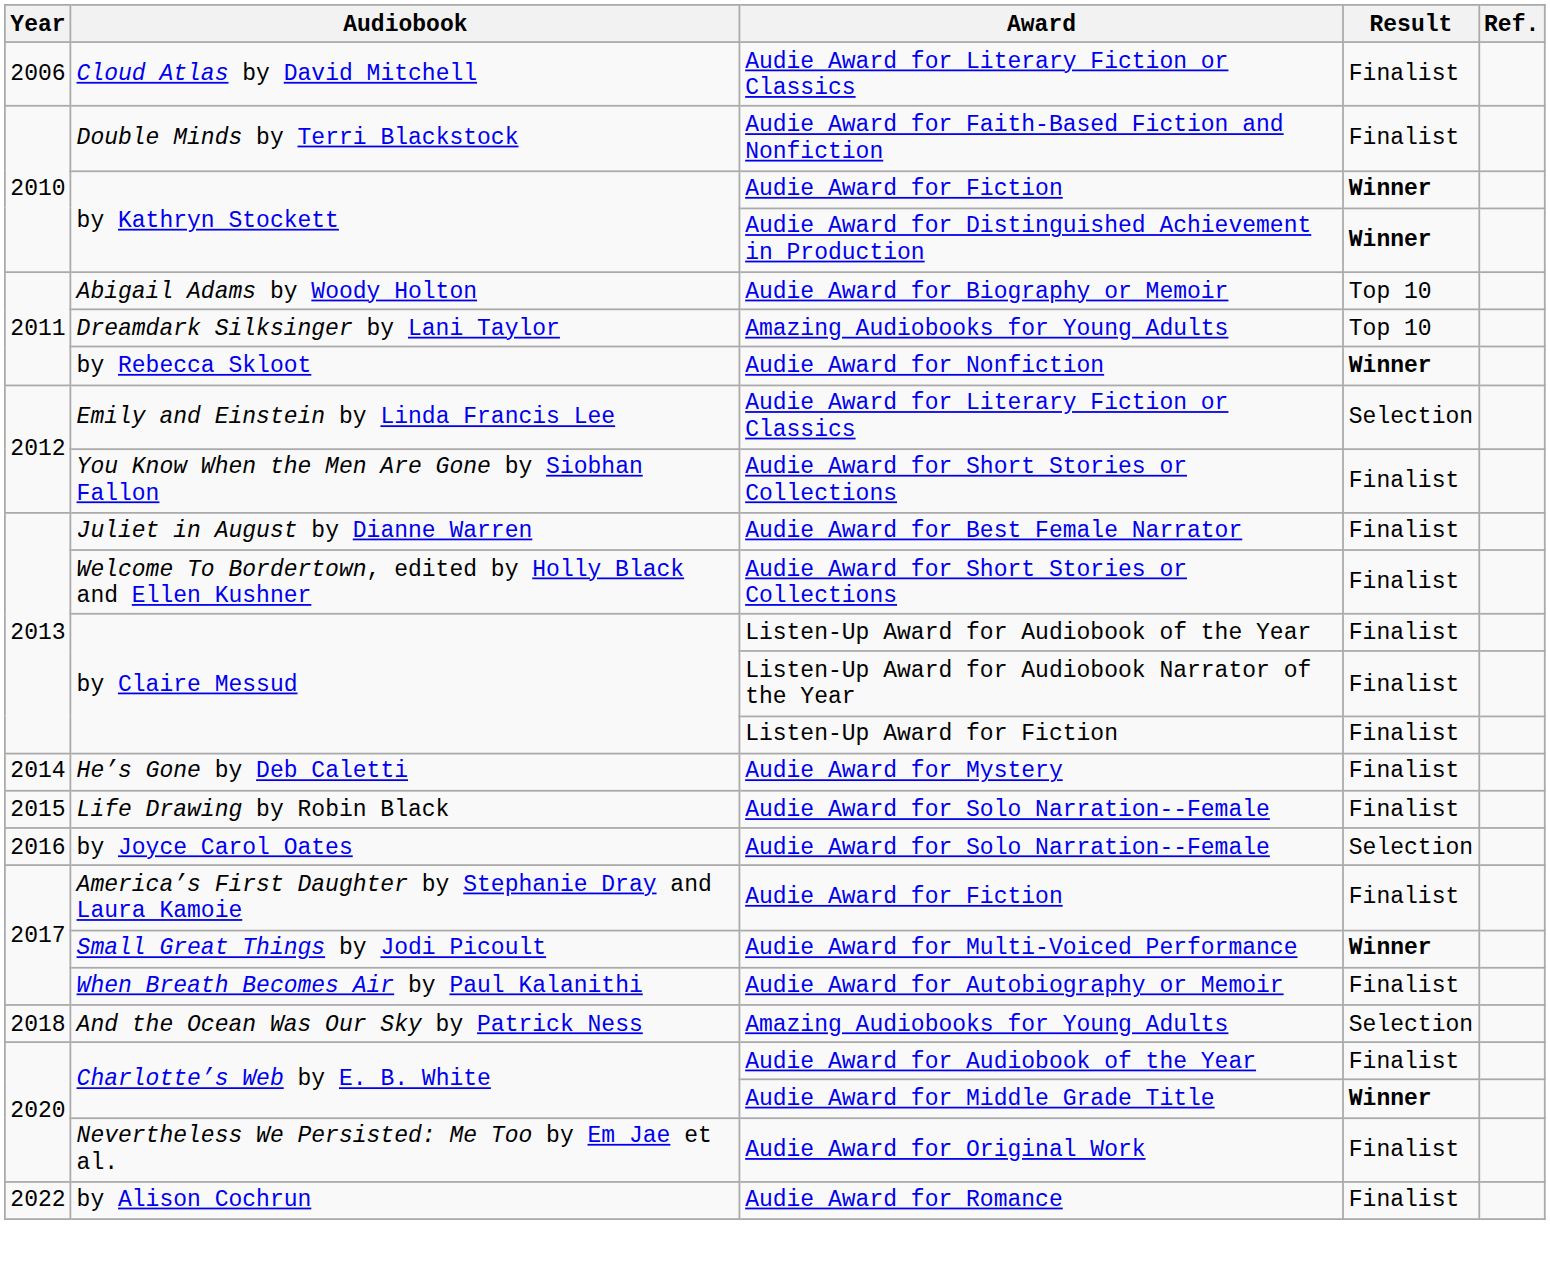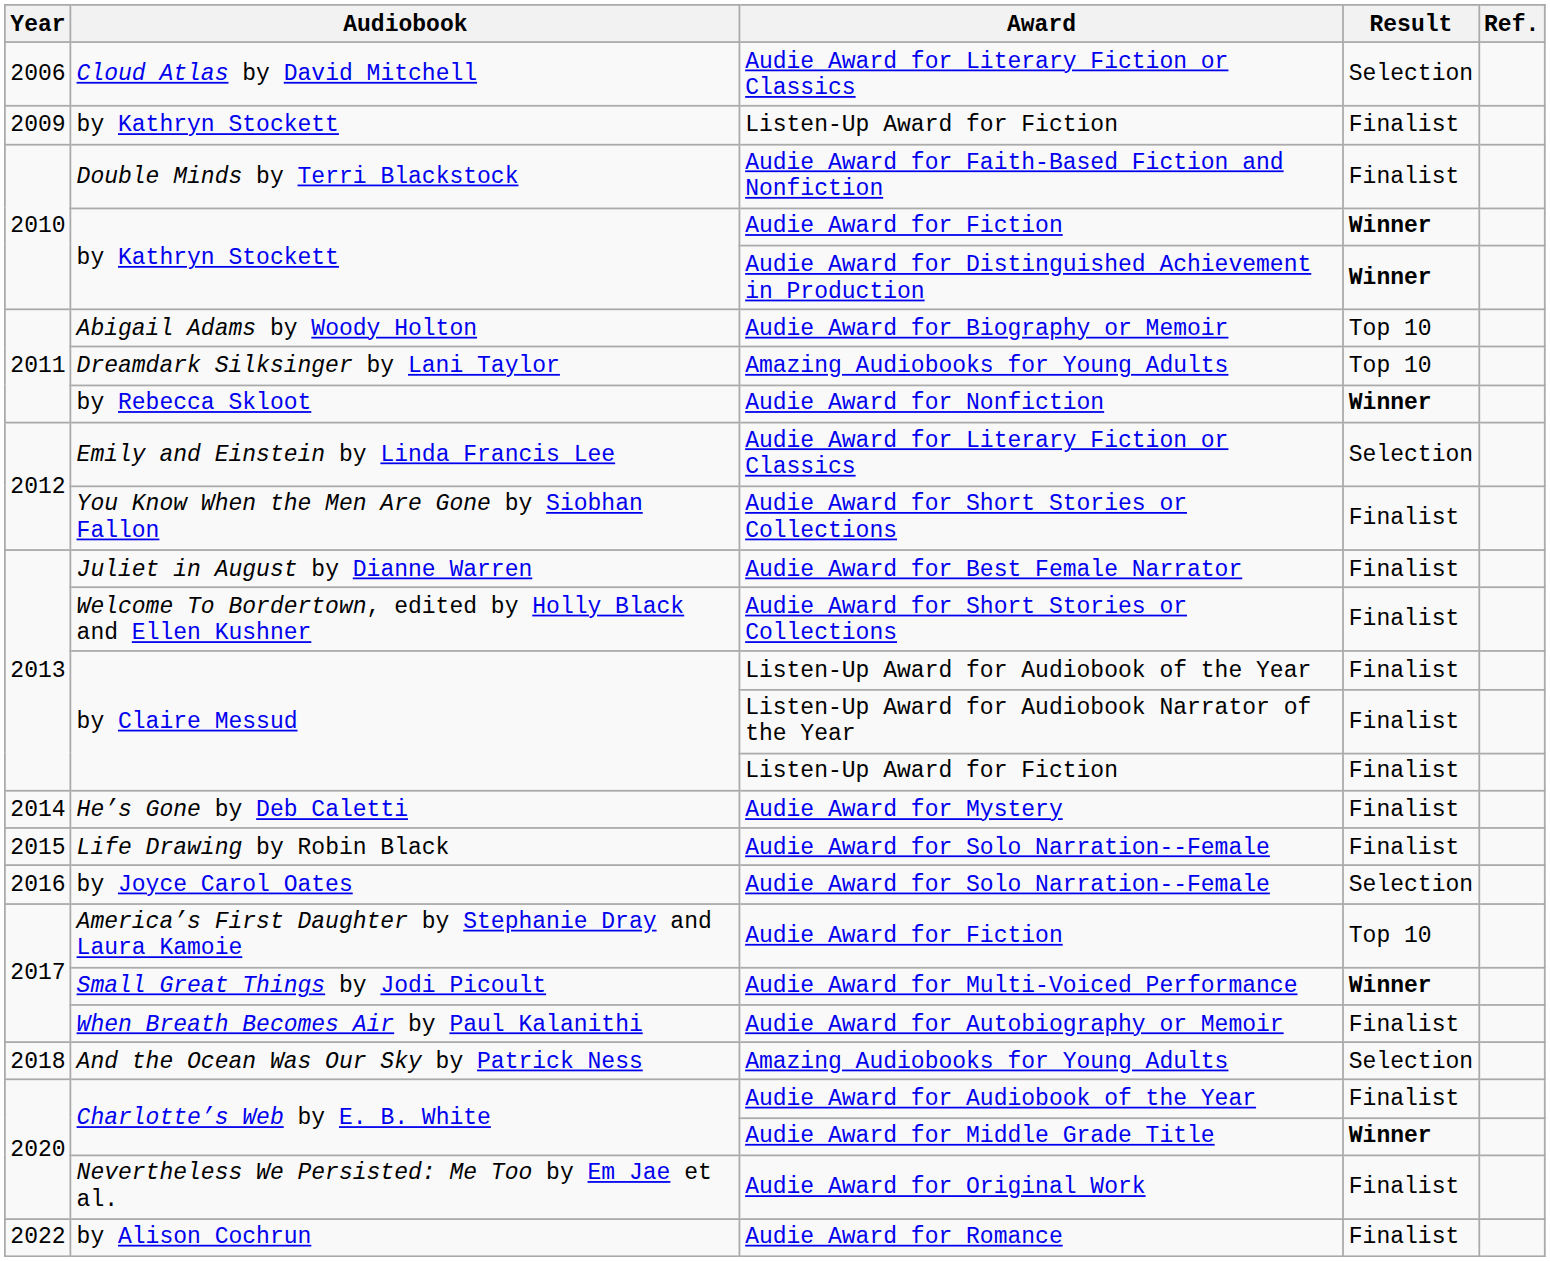(1404, 74) Finalist -> (1411, 74) Selection
+ row: (208, 125)
(1404, 898) Finalist -> (1390, 935) Top 10
